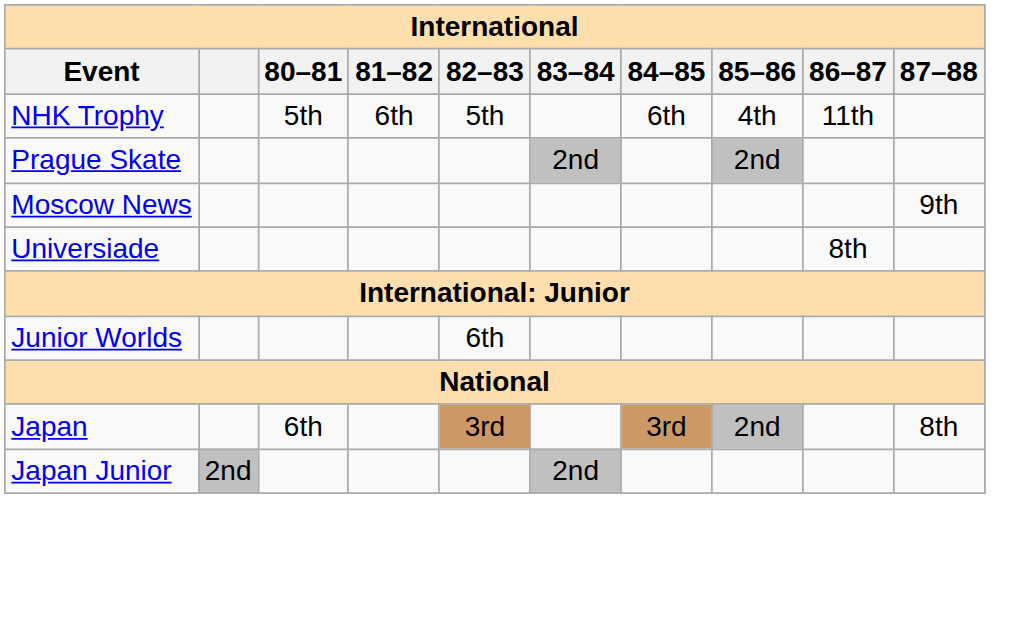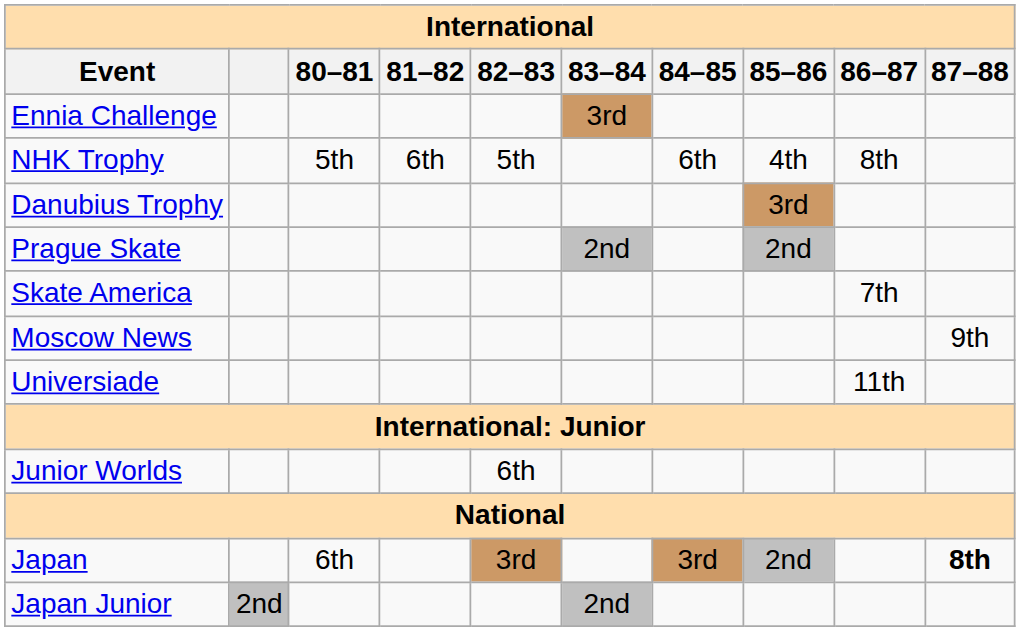+ row: (114, 115)
(848, 115) 11th -> (879, 159) 8th
+ row: (117, 204)
+ row: (102, 293)
(848, 248) 8th -> (879, 381) 11th
(939, 426) normal -> (970, 559) bold
